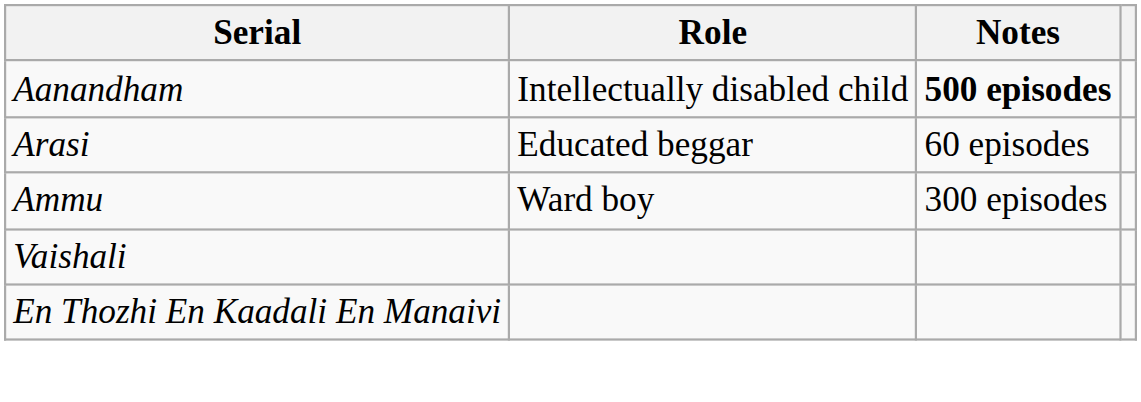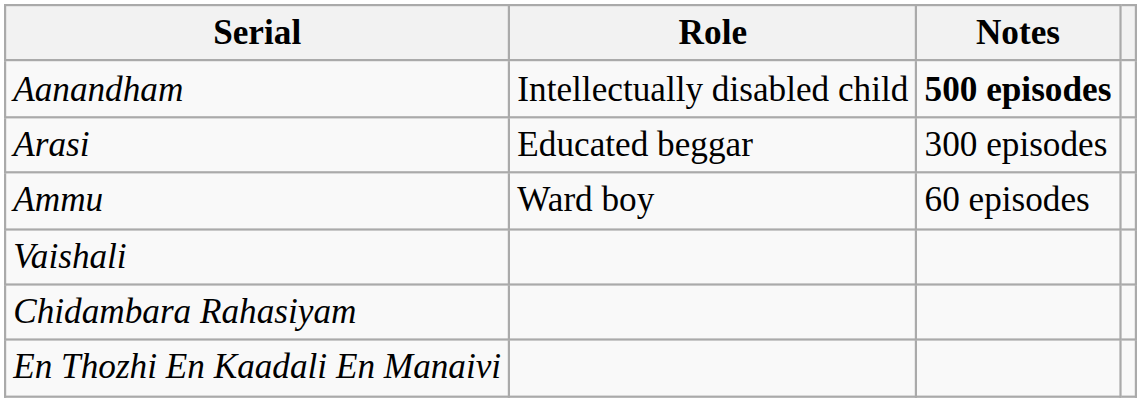(1007, 144) 60 episodes -> (1016, 144) 300 episodes
(1016, 199) 300 episodes -> (1007, 199) 60 episodes
+ row: (185, 311)
